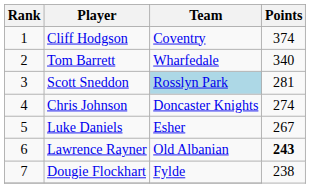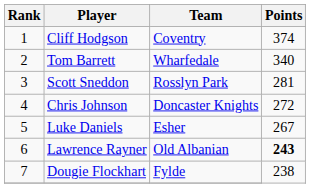(191, 82) lightblue background -> (191, 82) no background
(284, 104) 274 -> (284, 104) 272
